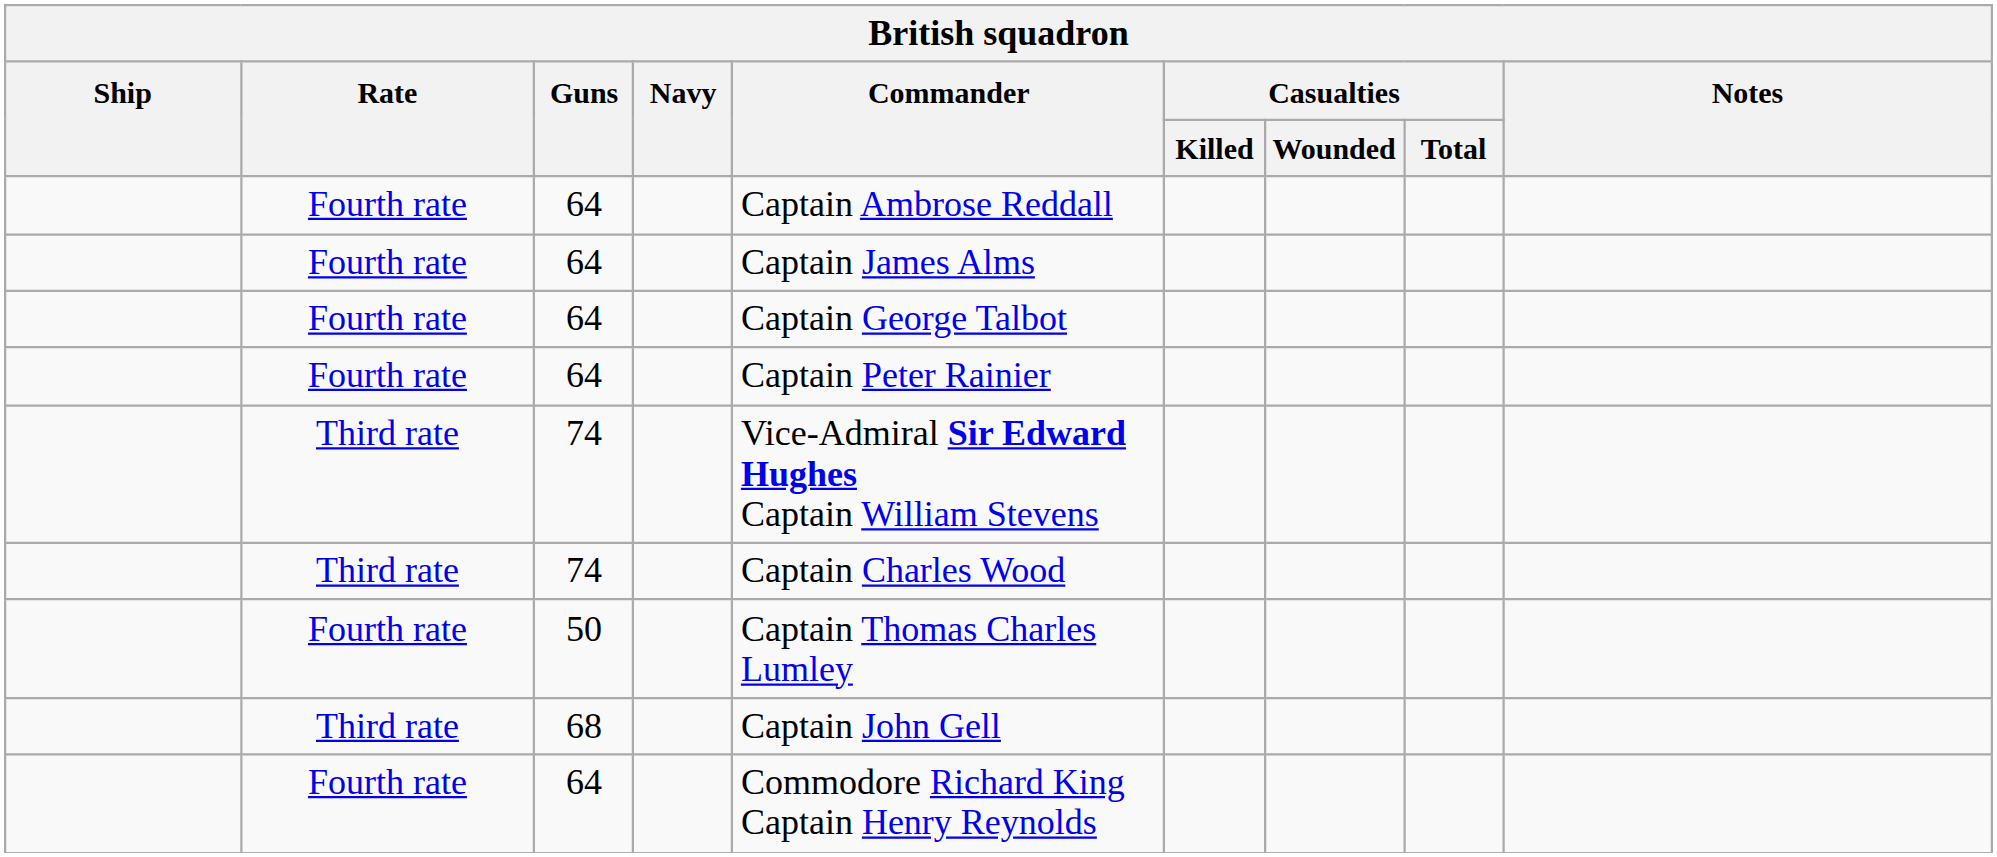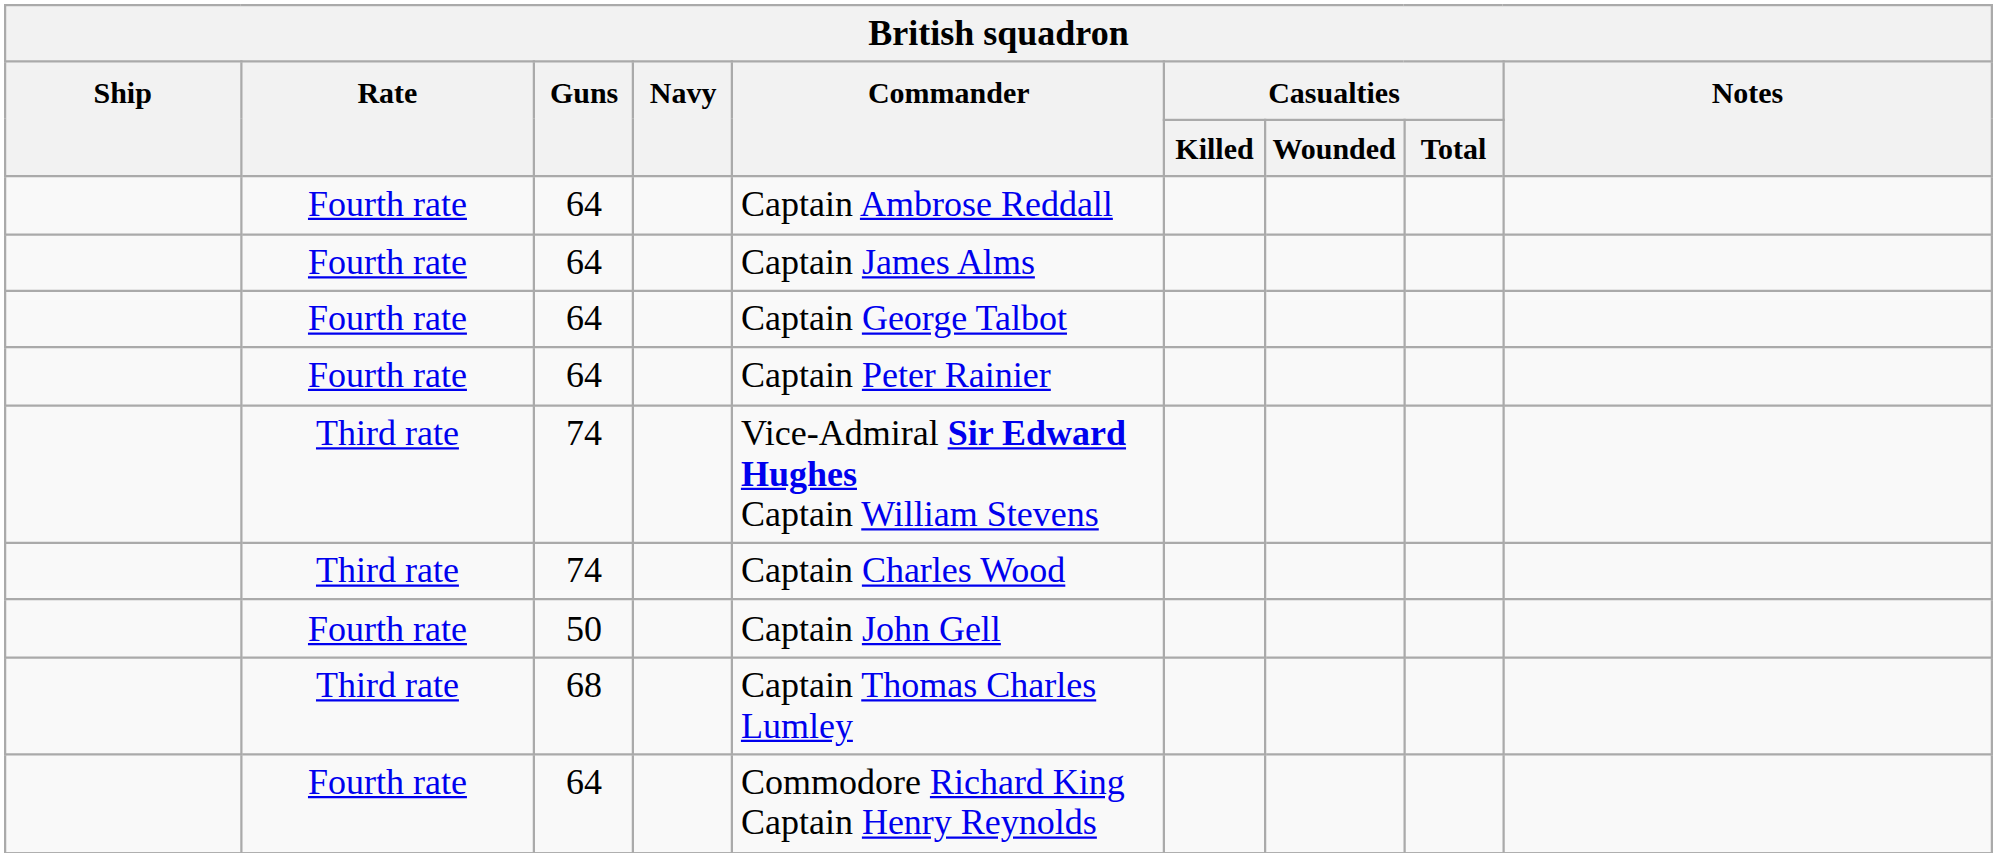(919, 648) Captain Thomas Charles Lumley -> (871, 627) Captain John Gell
(871, 725) Captain John Gell -> (919, 705) Captain Thomas Charles Lumley
